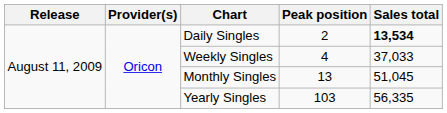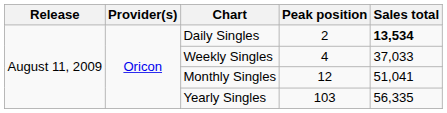(325, 77) 13 -> (325, 77) 12
(393, 77) 51,045 -> (393, 77) 51,041
